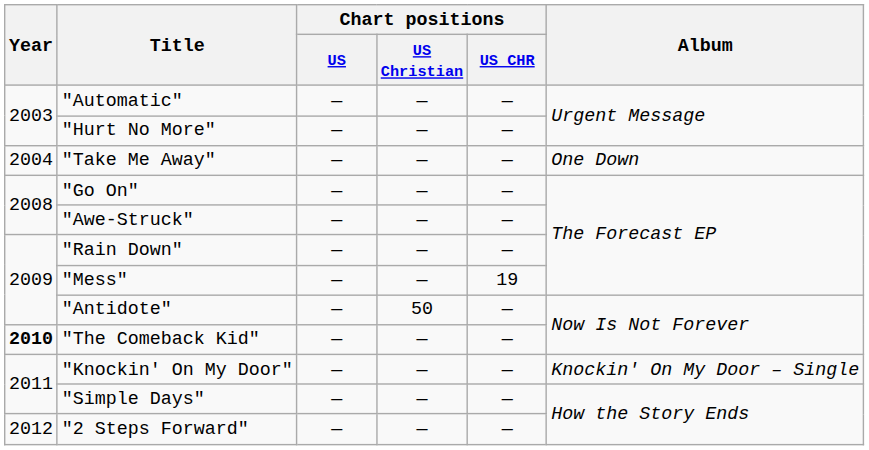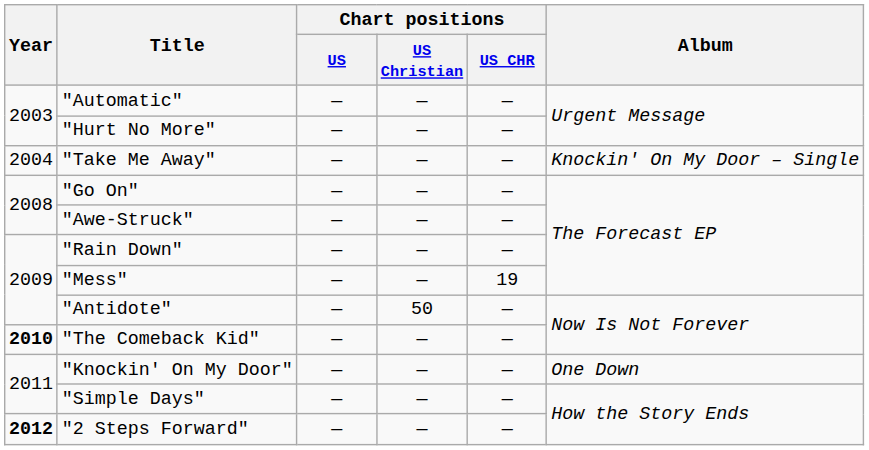(595, 160) One Down -> (705, 160) Knockin' On My Door – Single
(705, 369) Knockin' On My Door – Single -> (595, 369) One Down
(31, 429) normal -> (31, 429) bold
